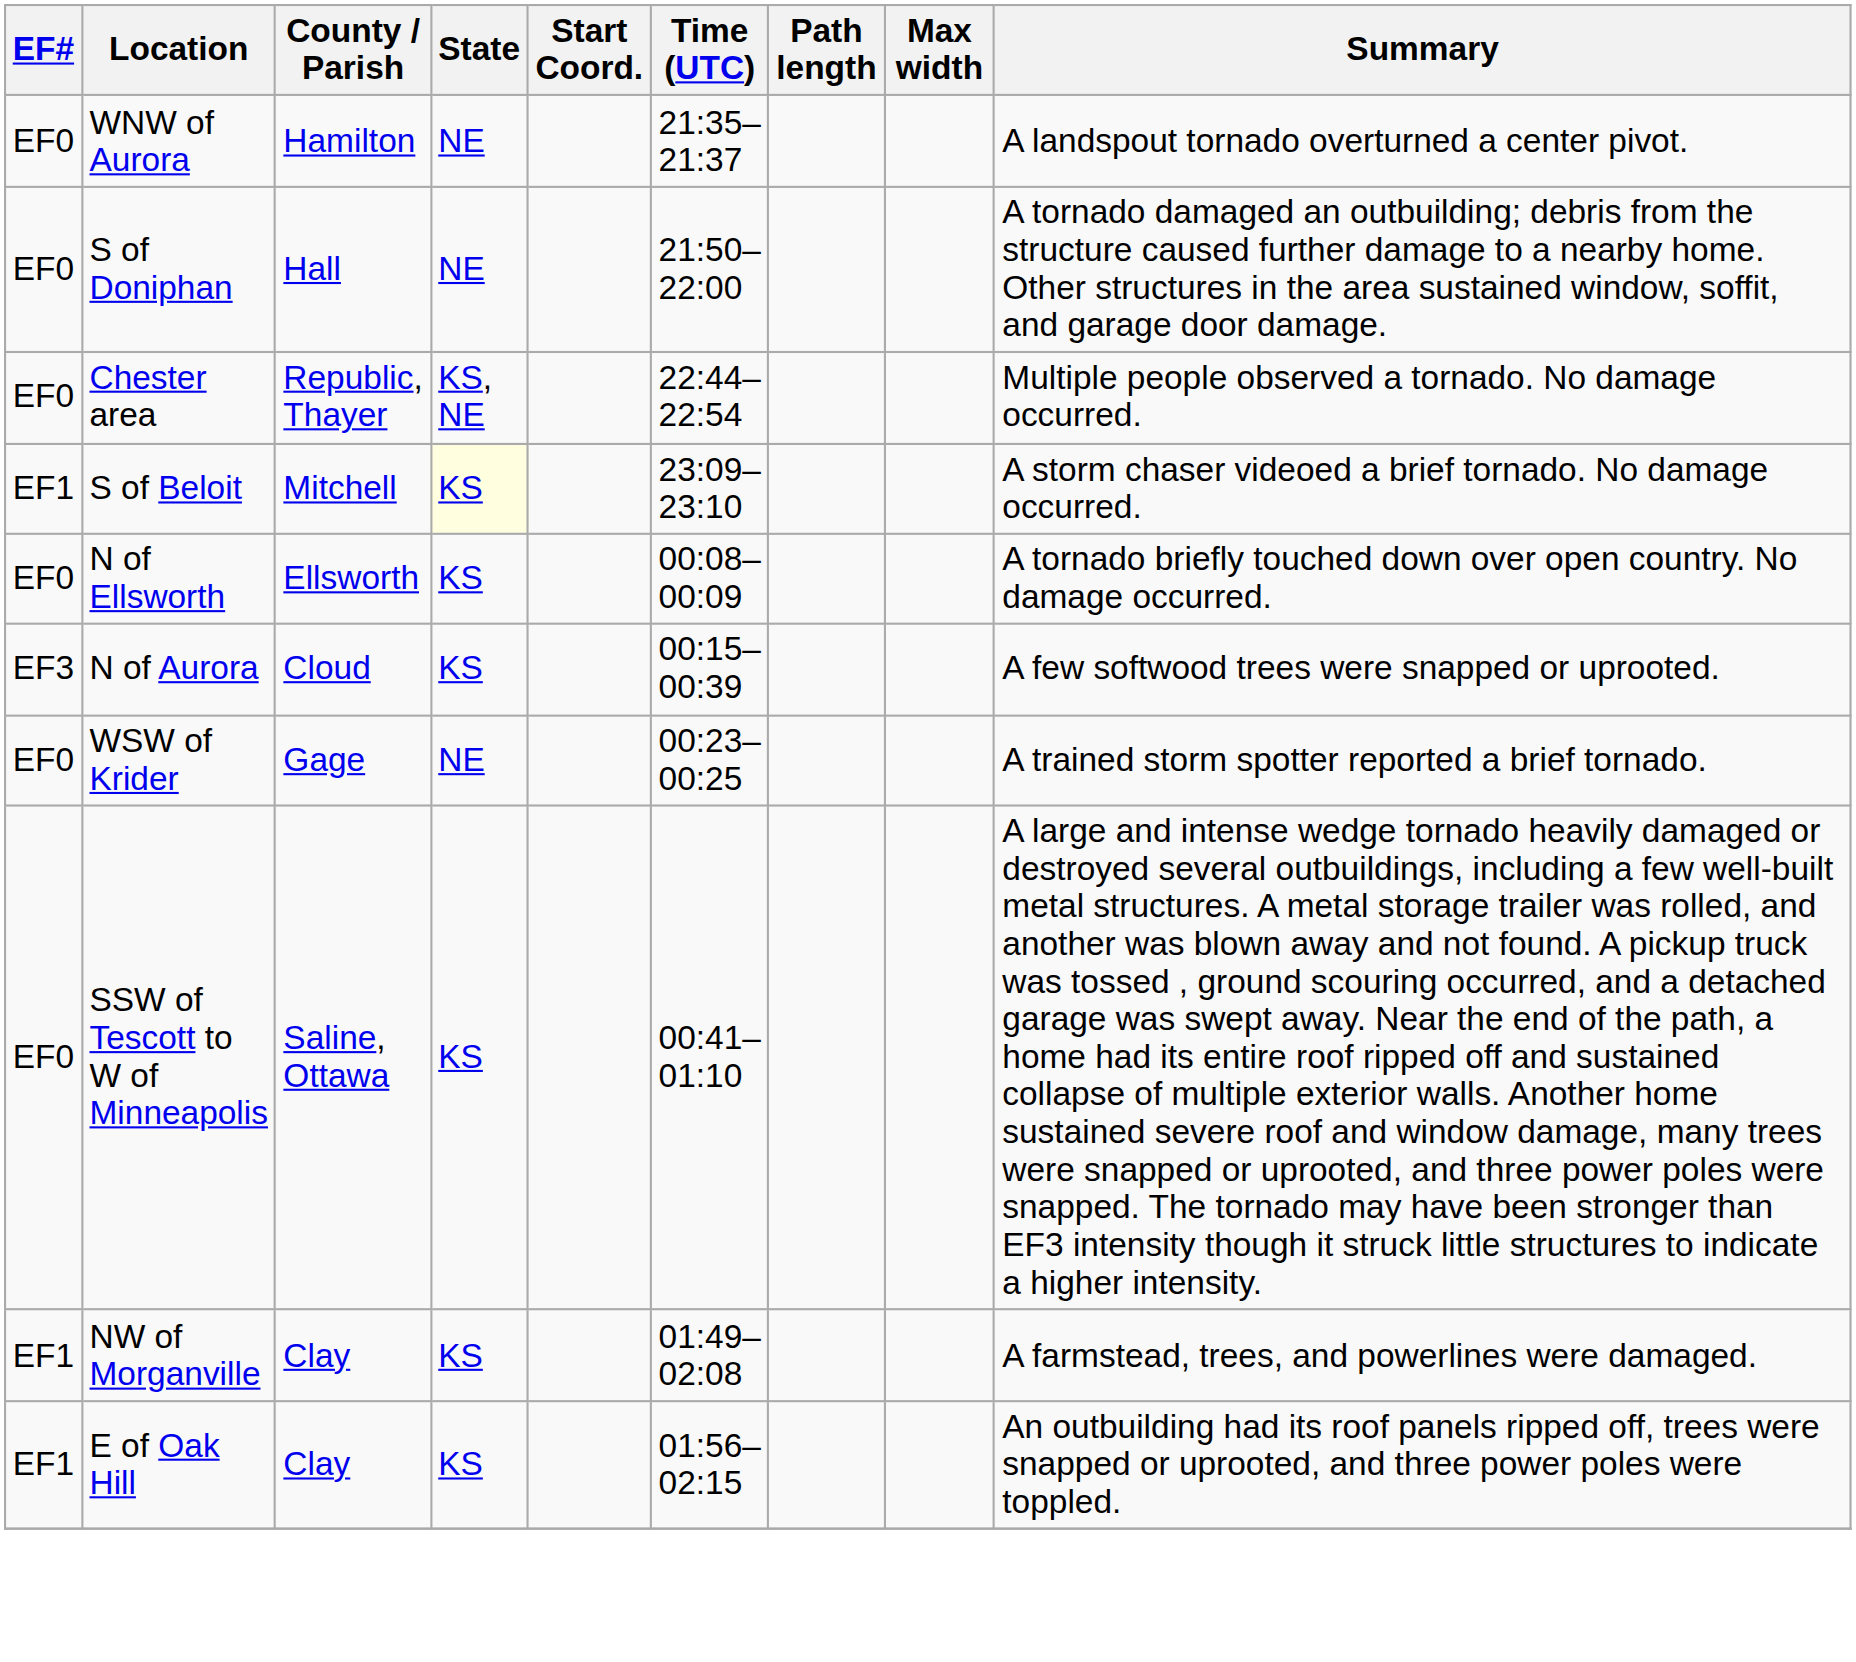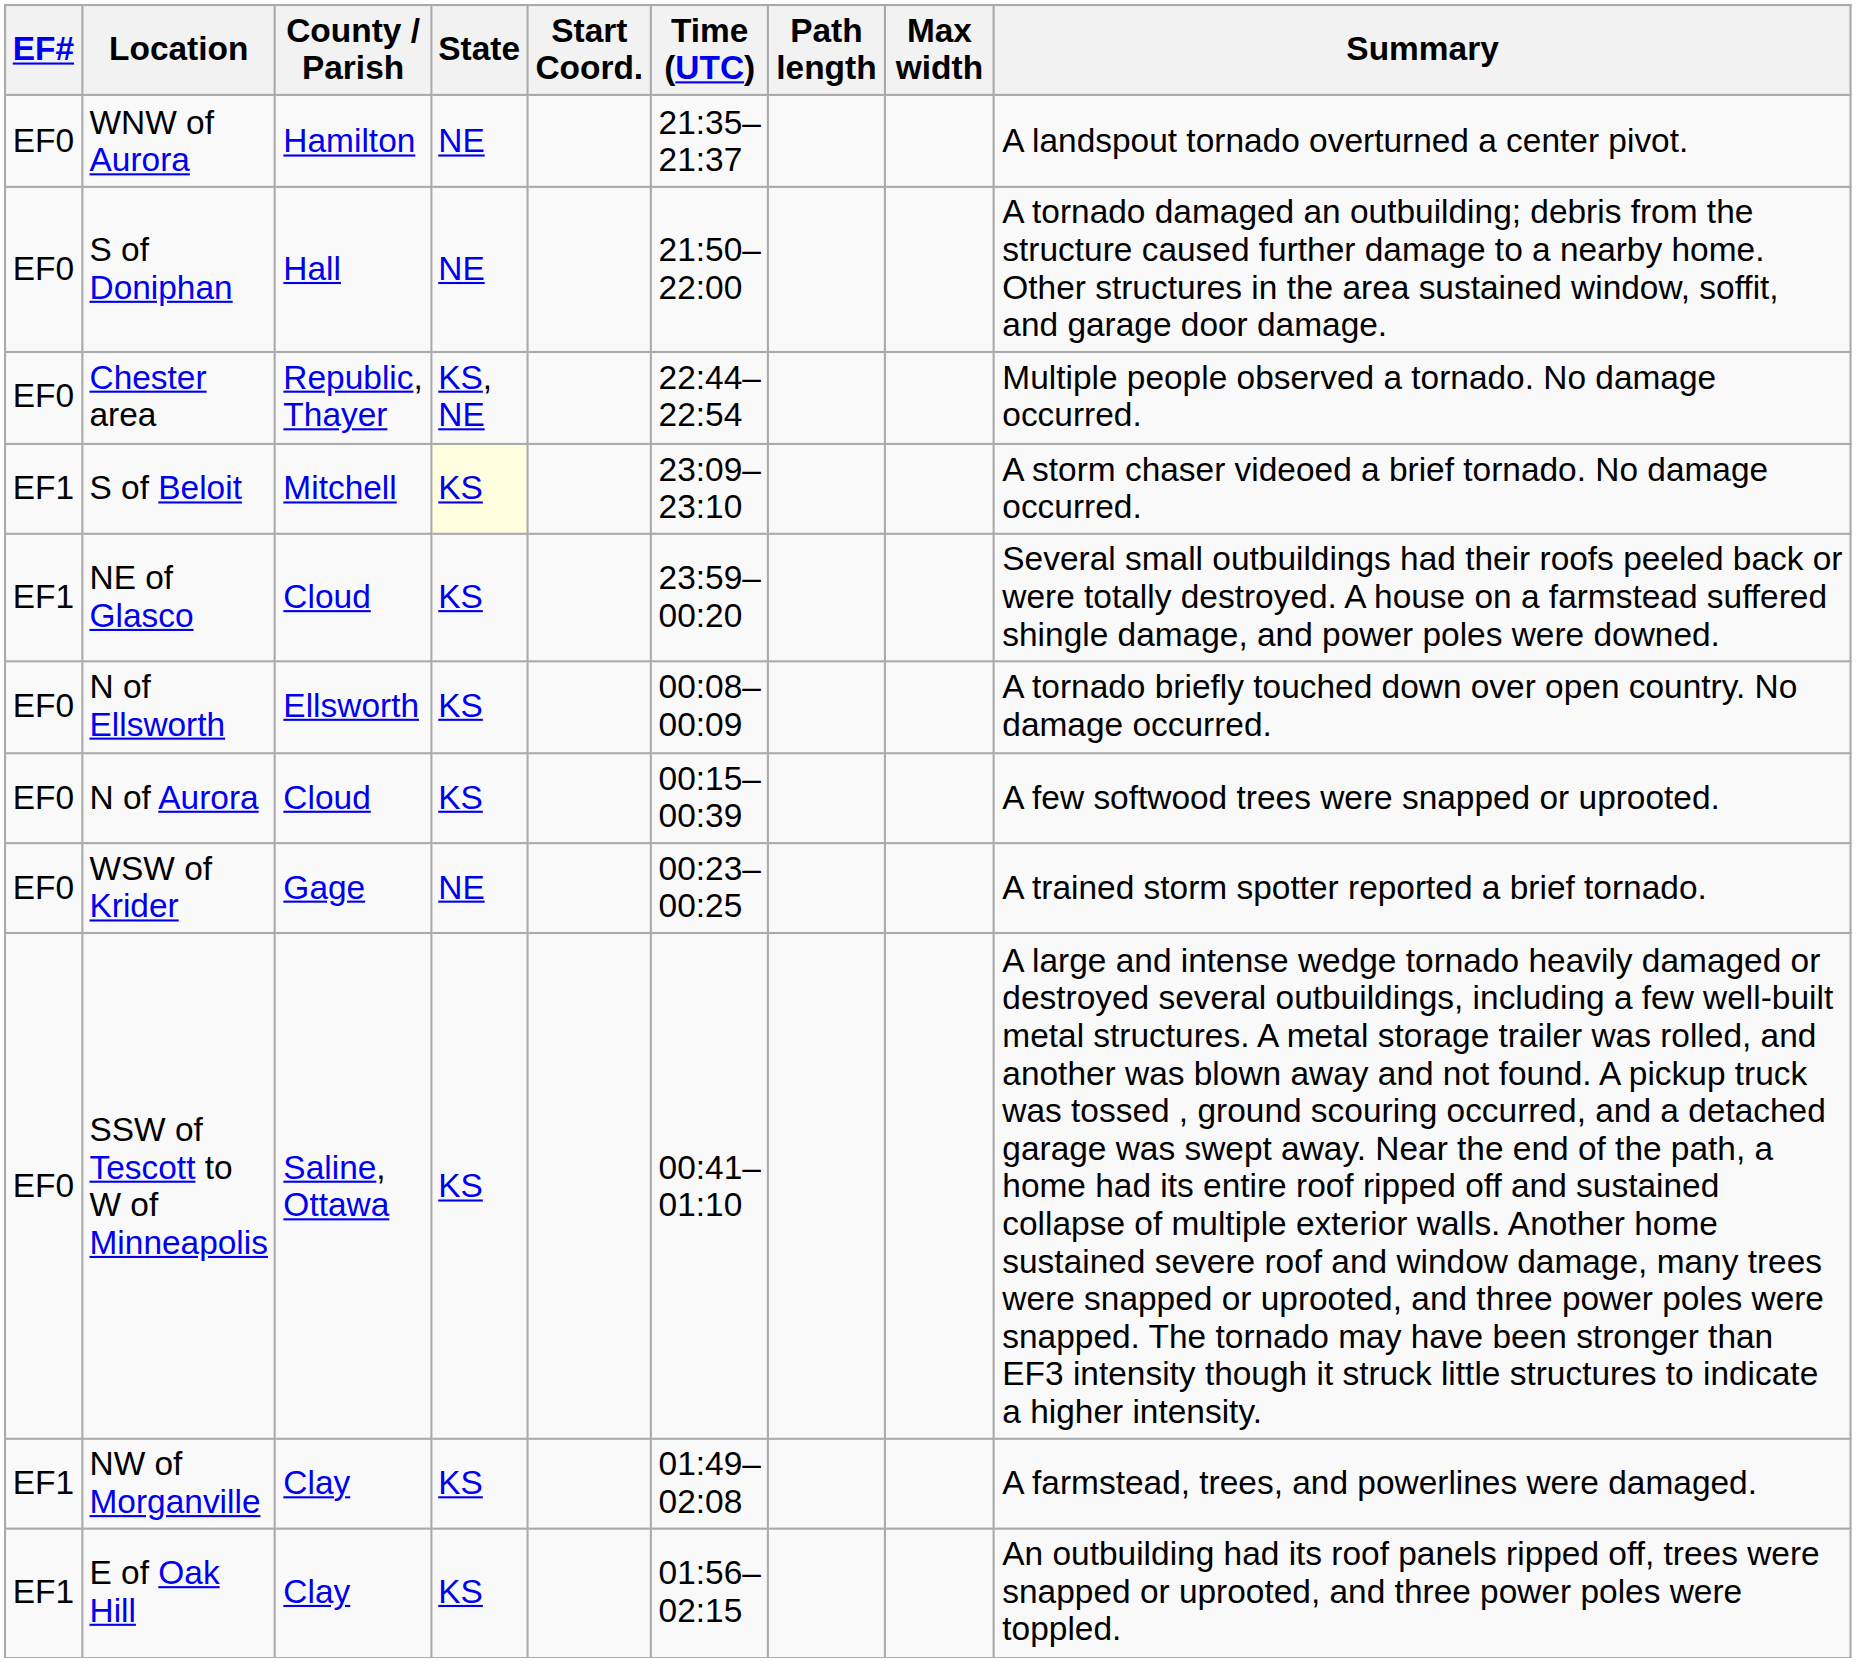+ row: (142, 597)
(43, 668) EF3 -> (43, 797) EF0
